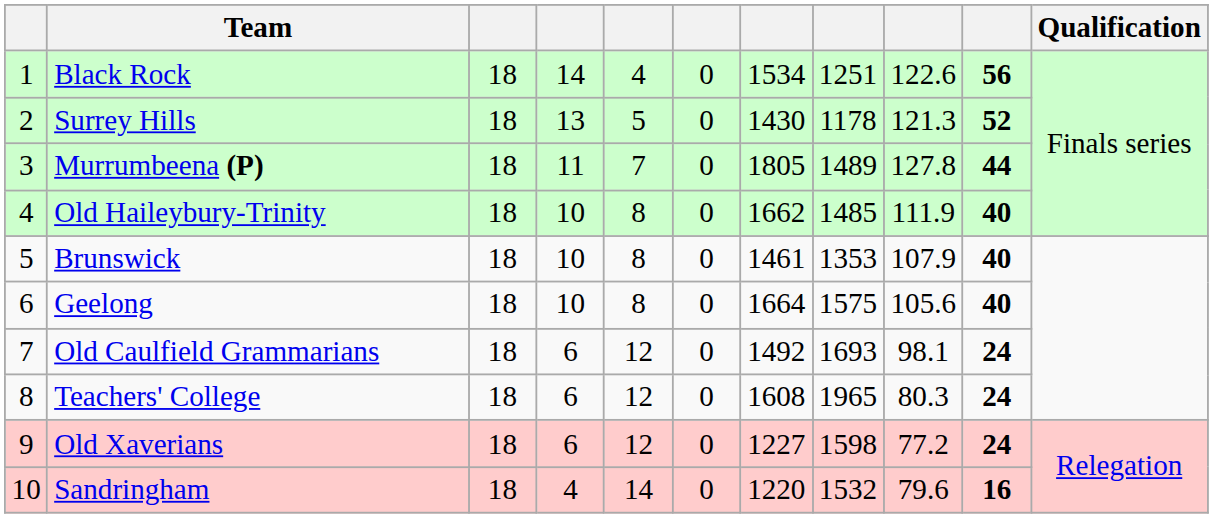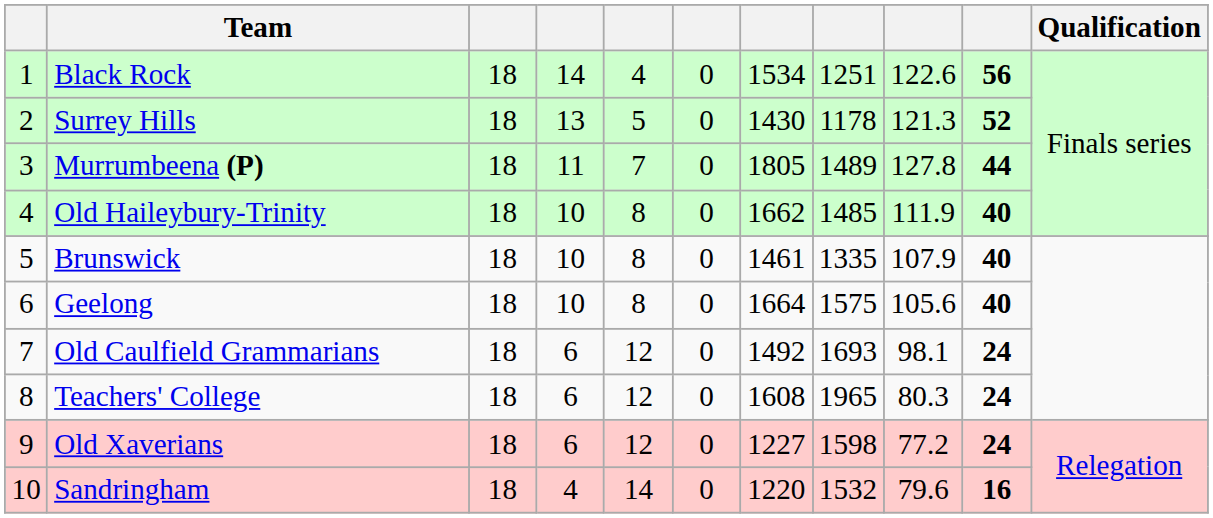(848, 258) 1353 -> (848, 258) 1335
